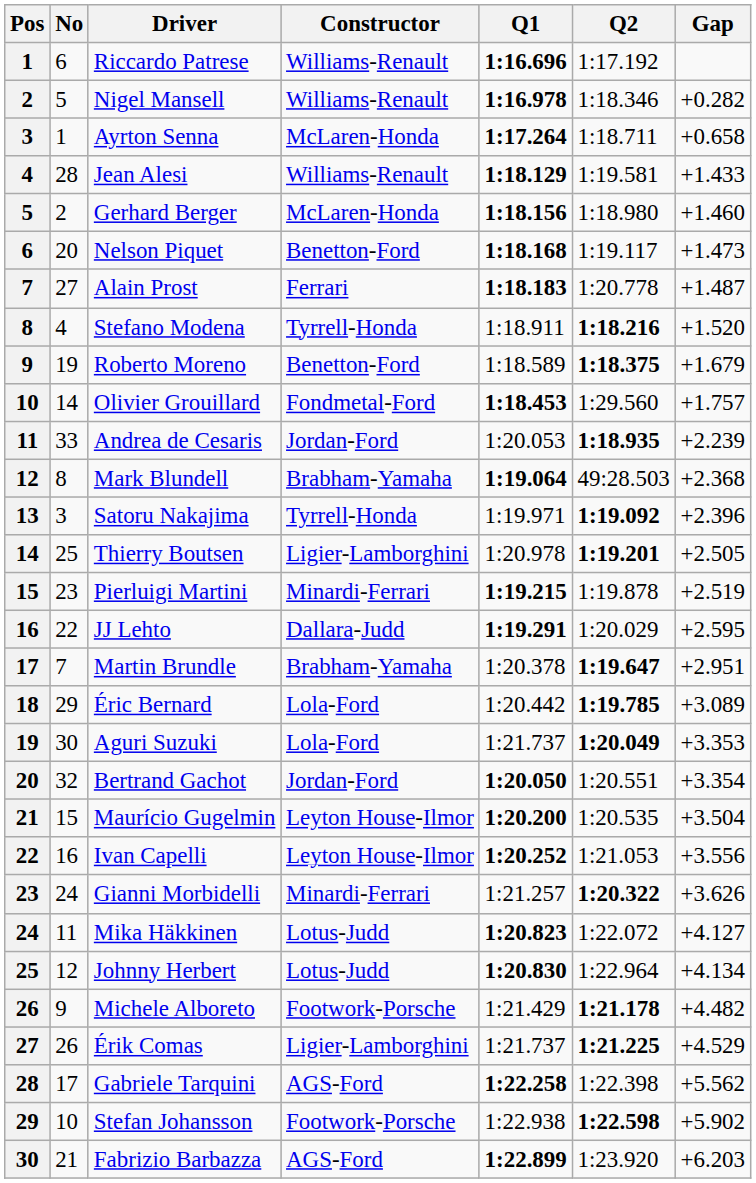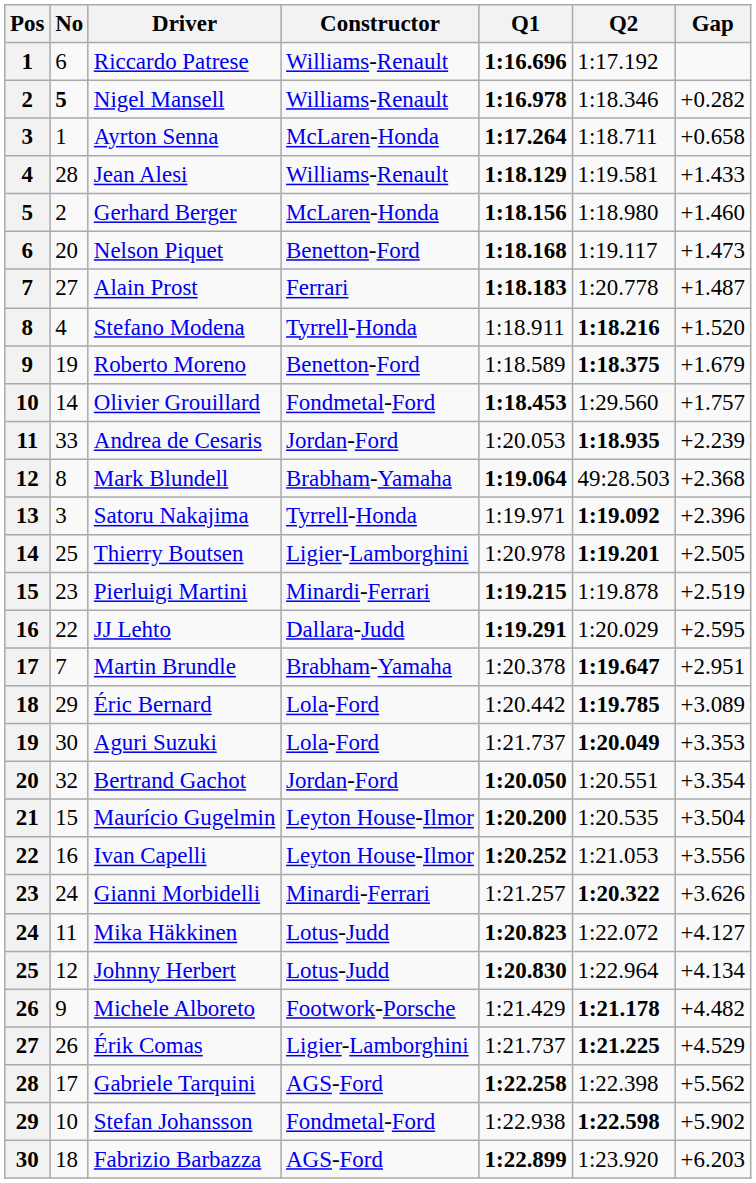(61, 99) normal -> (61, 99) bold
(371, 1121) Footwork-Porsche -> (361, 1121) Fondmetal-Ford
(67, 1158) 21 -> (67, 1158) 18
